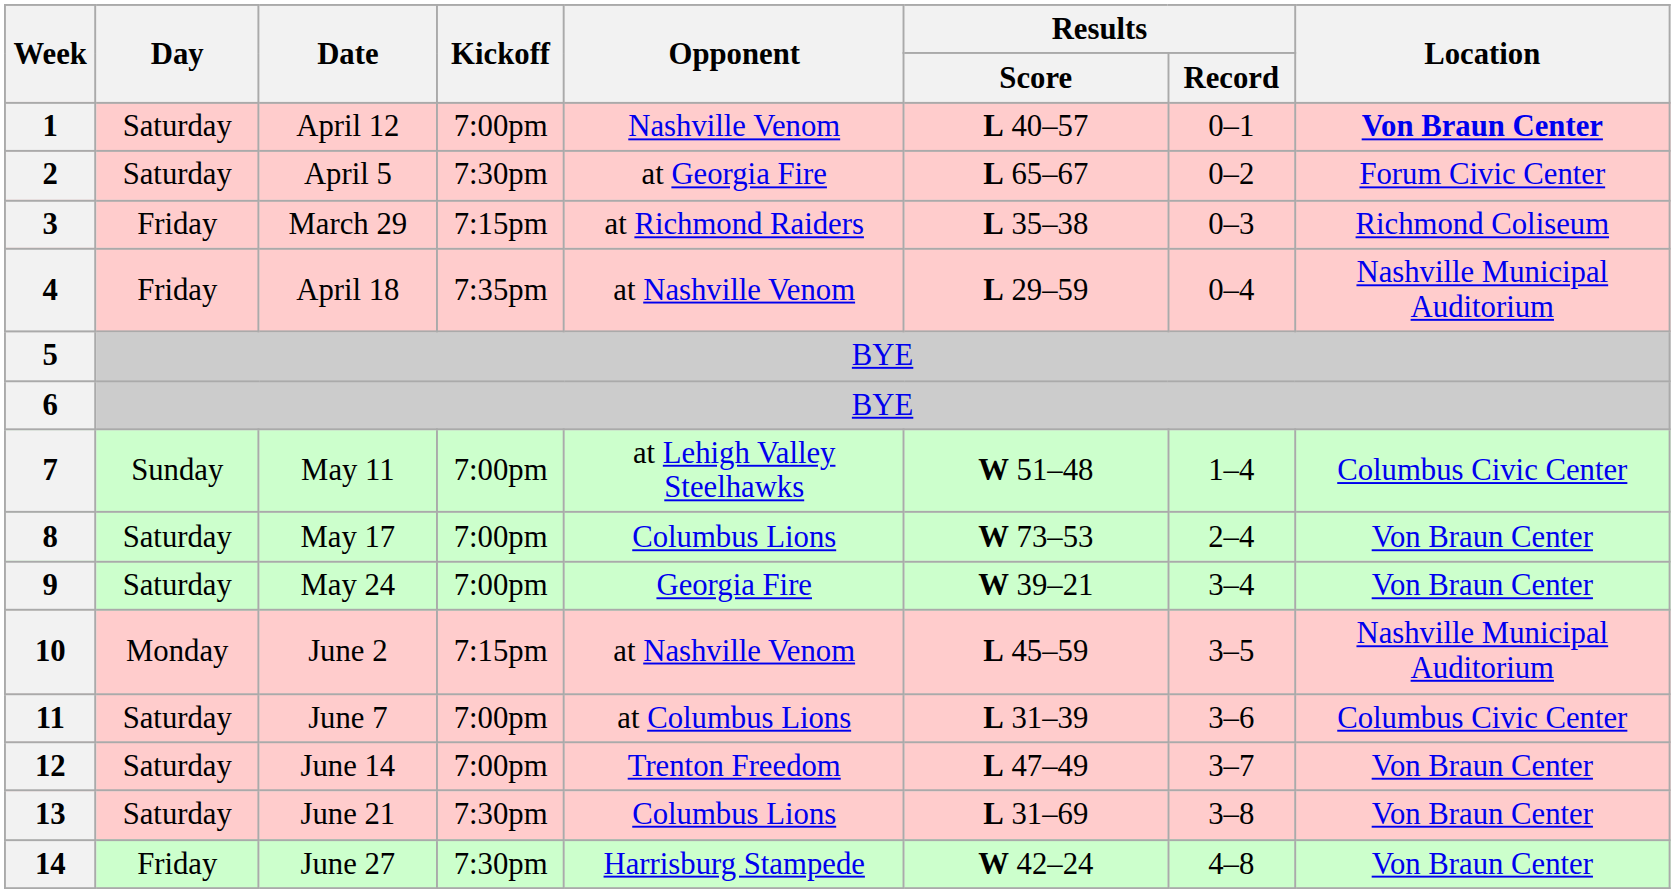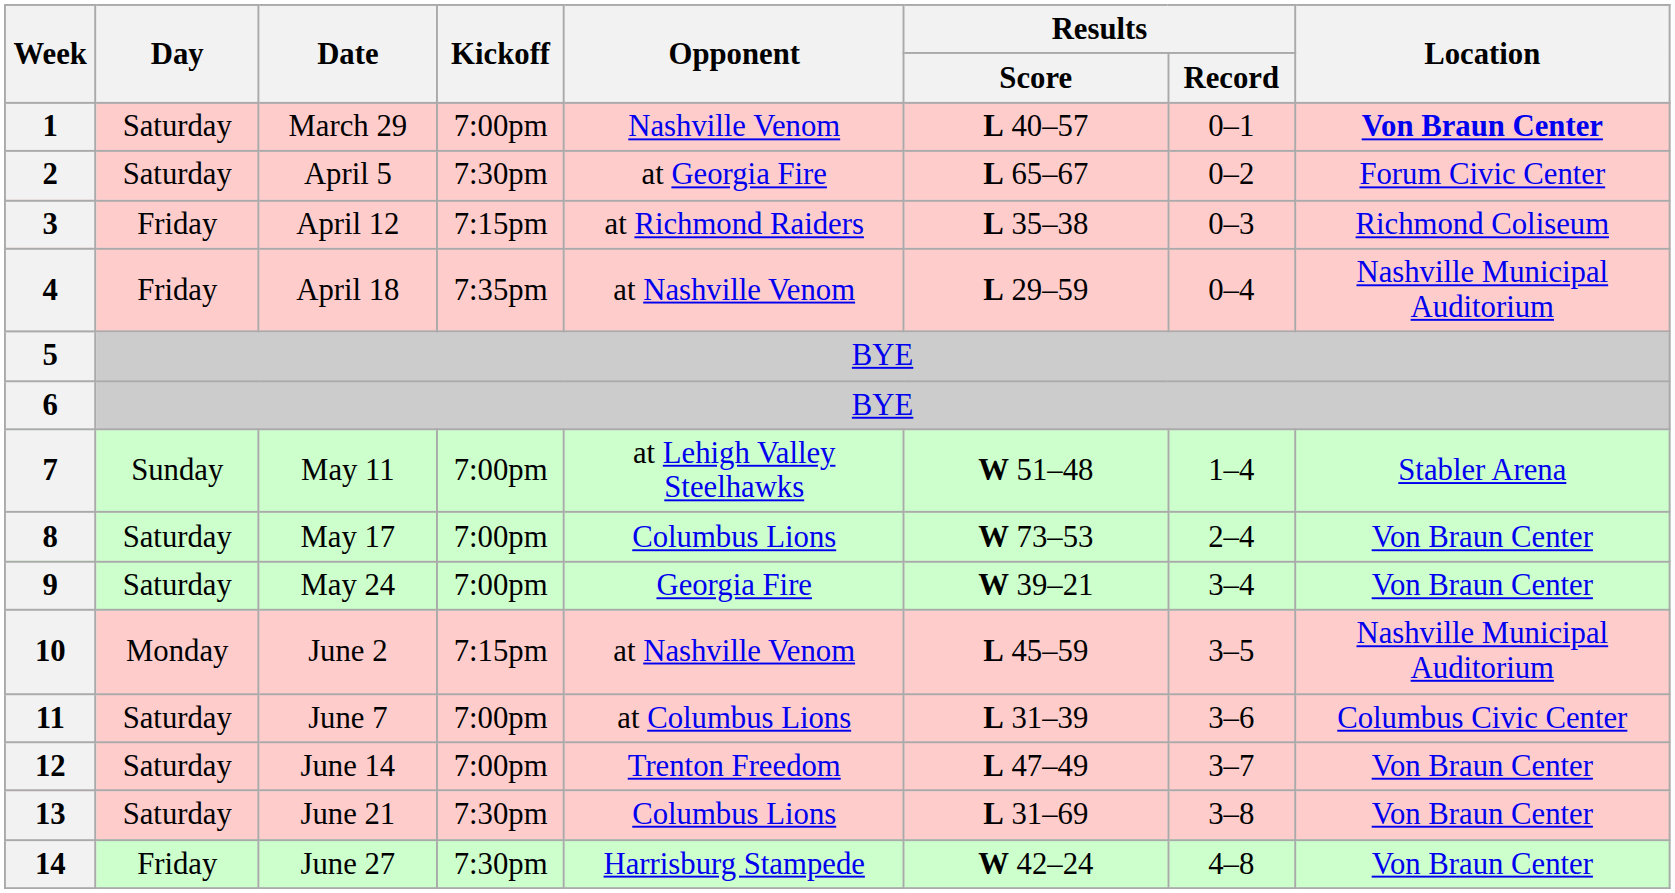(348, 126) April 12 -> (348, 126) March 29
(348, 223) March 29 -> (348, 223) April 12
(1482, 470) Columbus Civic Center -> (1482, 470) Stabler Arena
